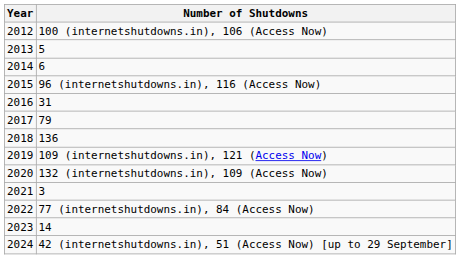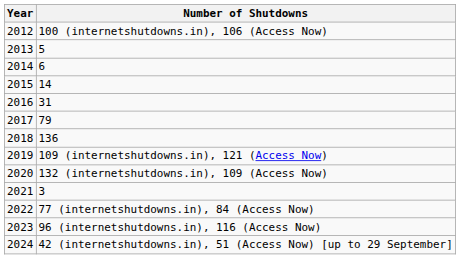(180, 85) 96 (internetshutdowns.in), 116 (Access Now) -> (45, 85) 14
(45, 227) 14 -> (180, 227) 96 (internetshutdowns.in), 116 (Access Now)
